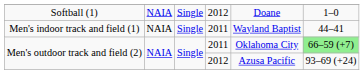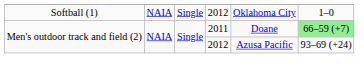(267, 12) Doane -> (264, 12) Oklahoma City
- row: (74, 28)
(267, 45) Oklahoma City -> (264, 28) Doane
